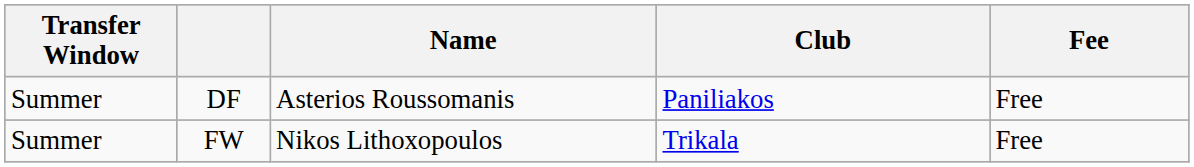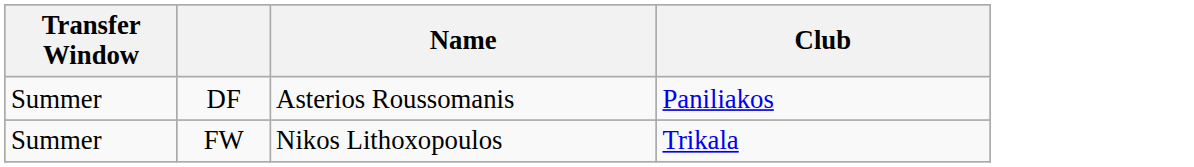- column: (1089, 40)
